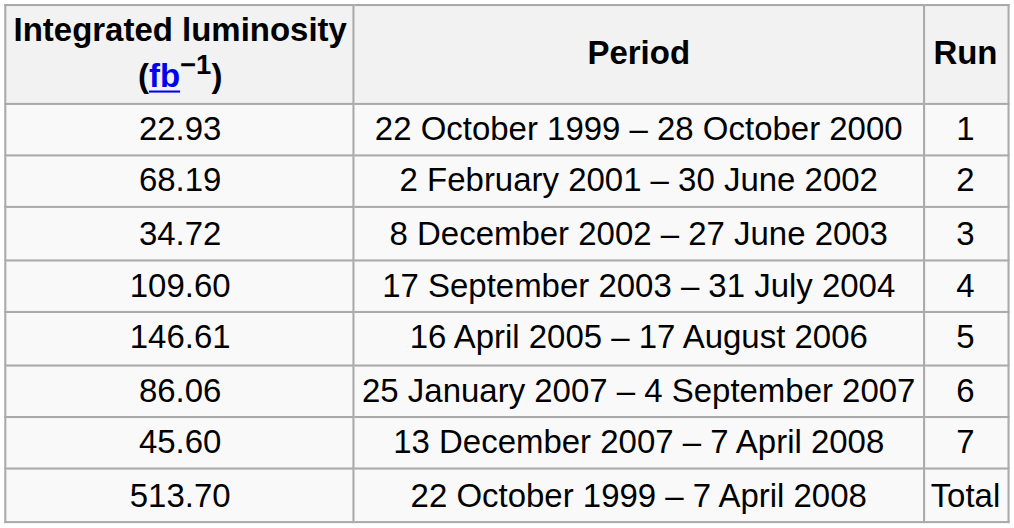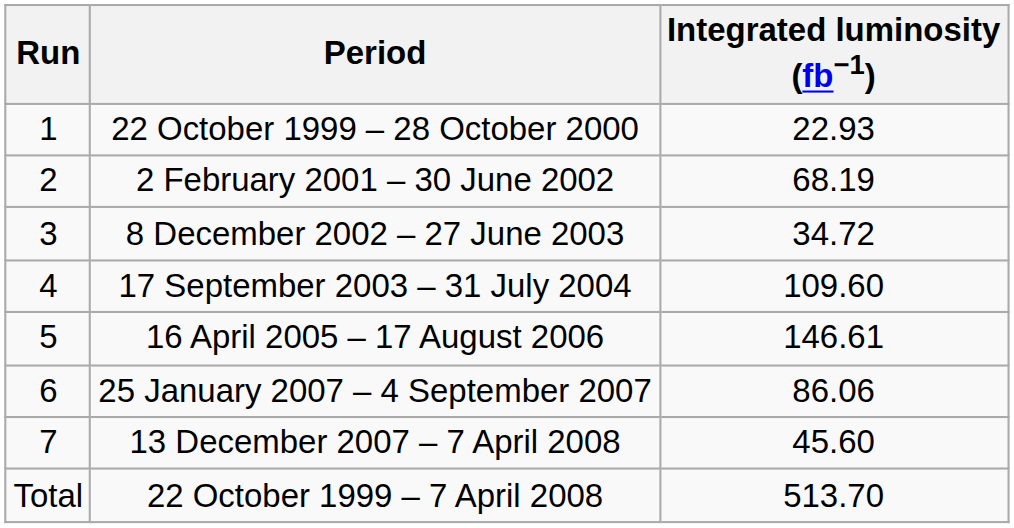columns swapped: (965, 53) <-> (180, 53)
